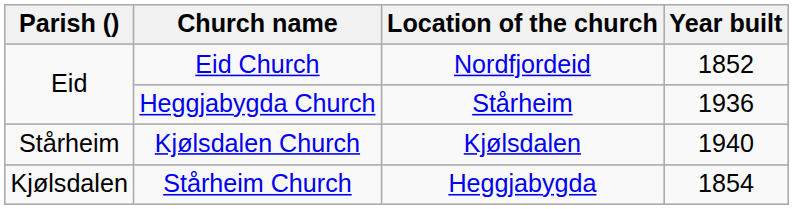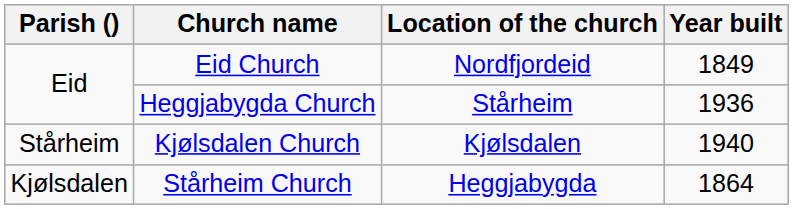(726, 64) 1852 -> (726, 64) 1849
(726, 183) 1854 -> (726, 183) 1864
